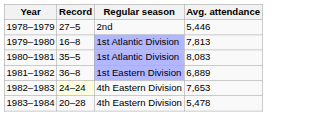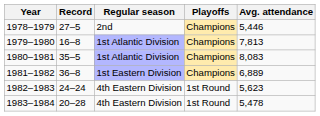+ column: (211, 12)
(72, 88) lightyellow background -> (72, 88) no background
(198, 88) 7,653 -> (251, 88) 5,623
